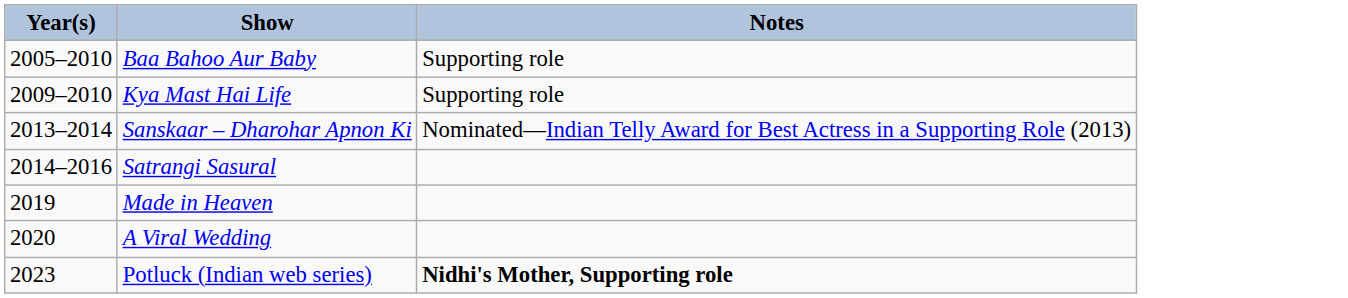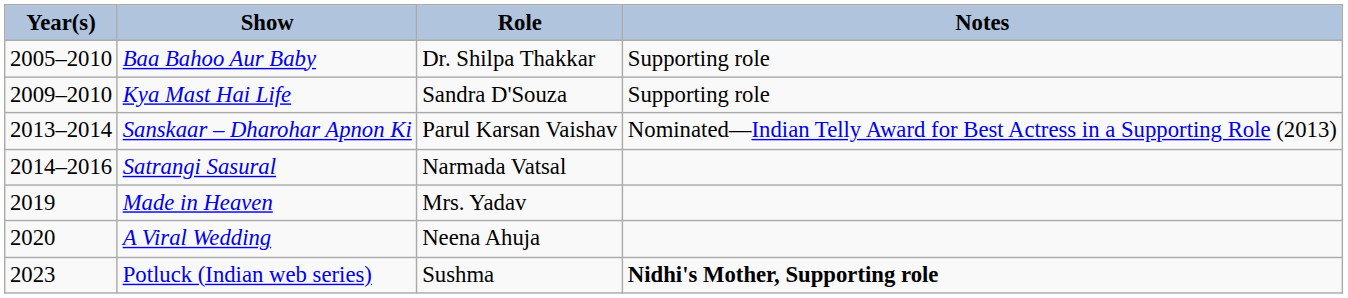+ column: (520, 22)
